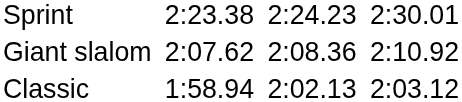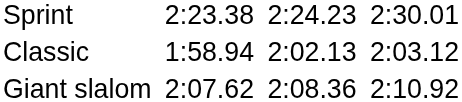rows swapped: (46, 89) <-> (77, 52)
